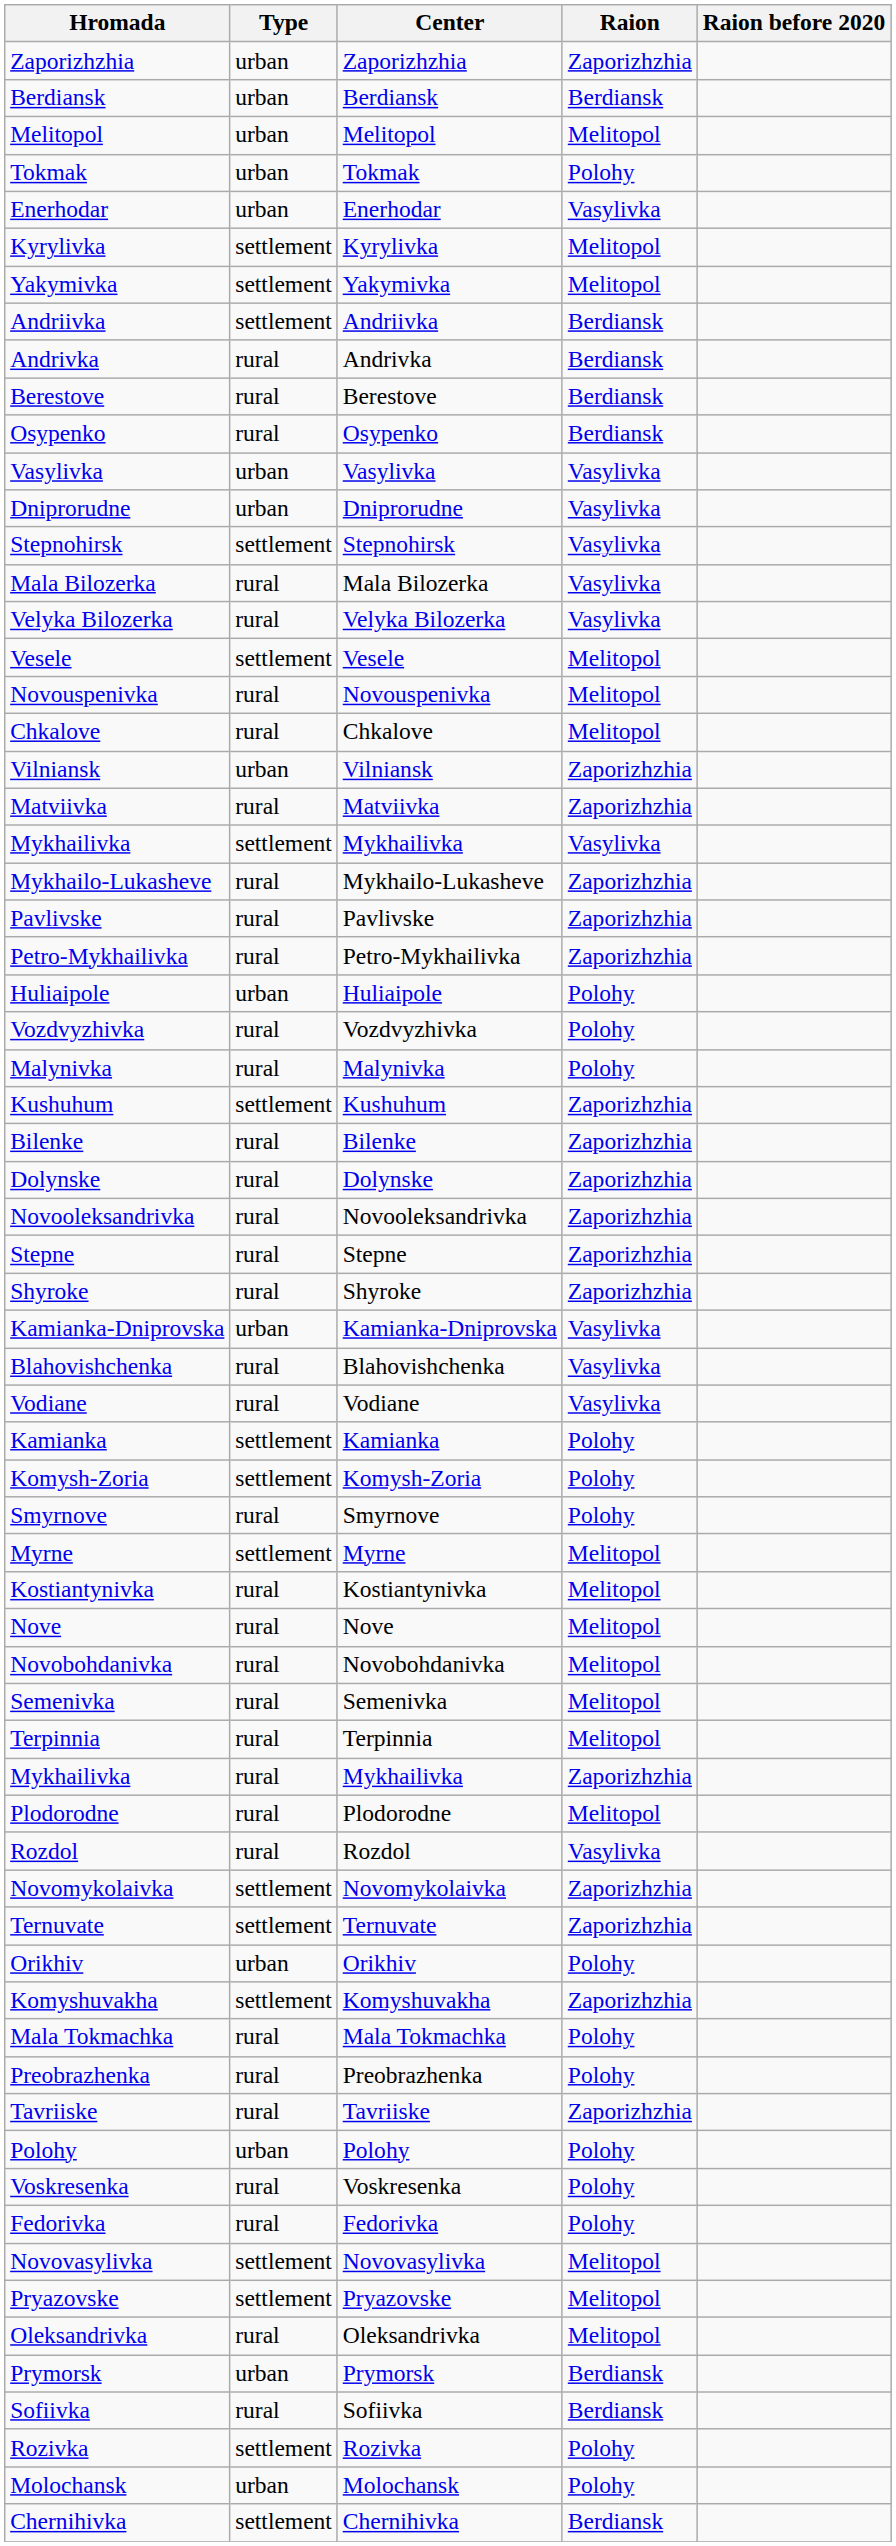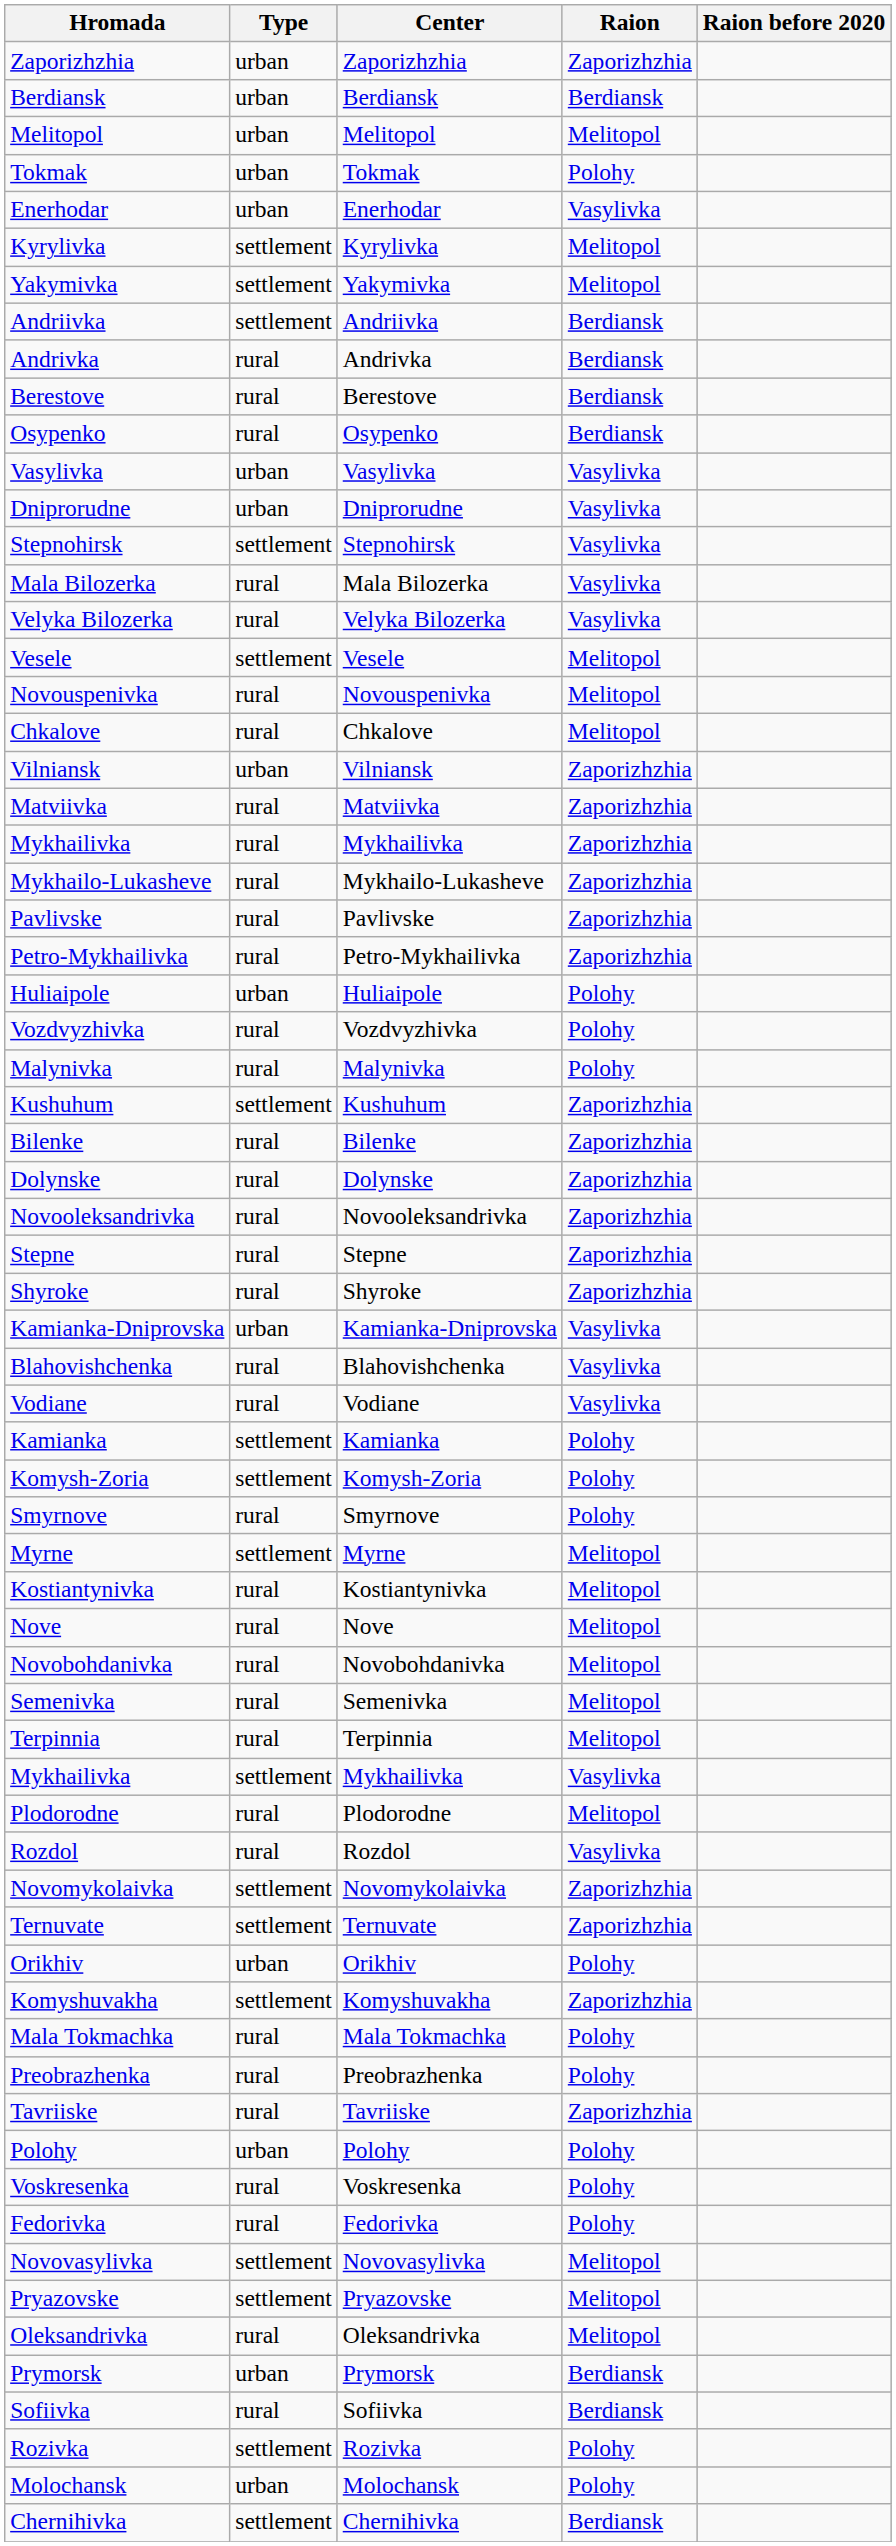rows swapped: (70, 1776) <-> (70, 843)
